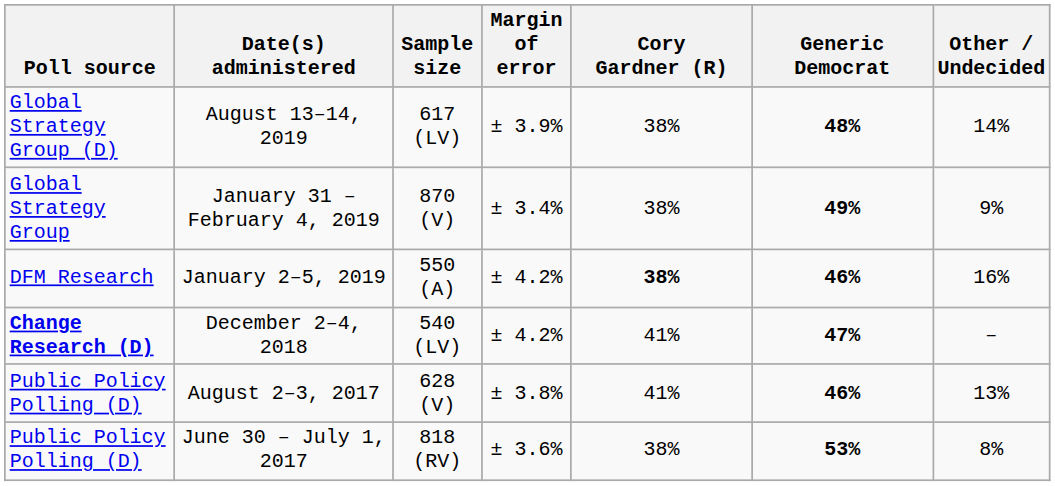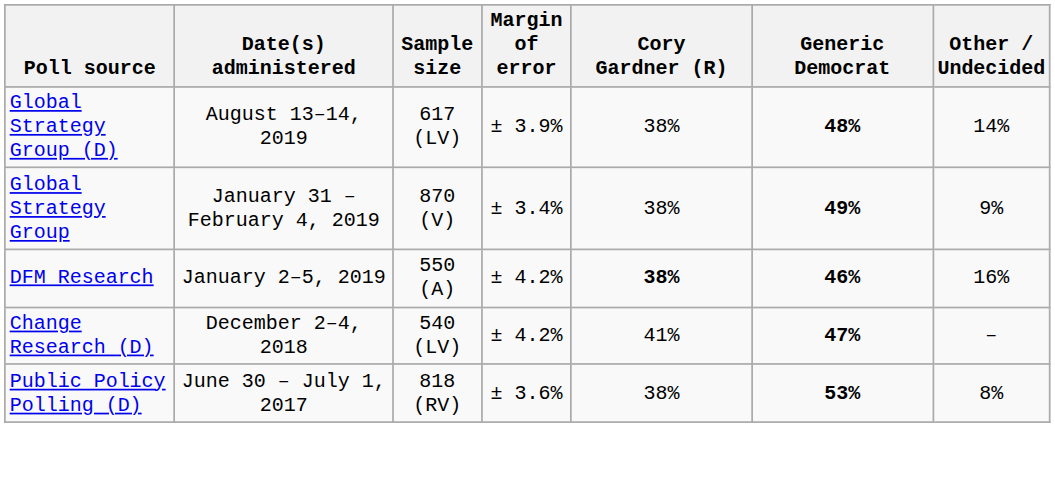(82, 335) bold -> (82, 335) normal
- row: (284, 393)
